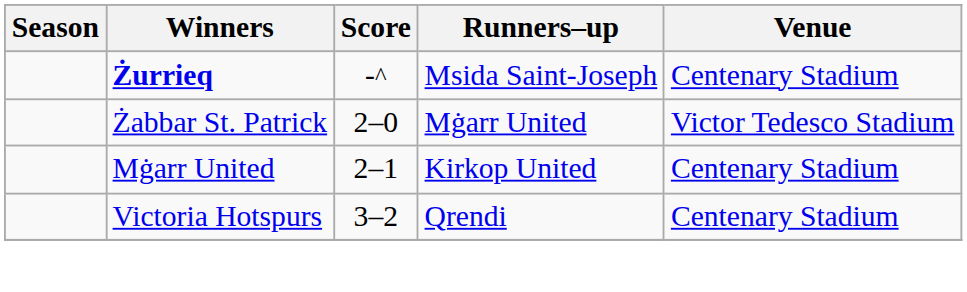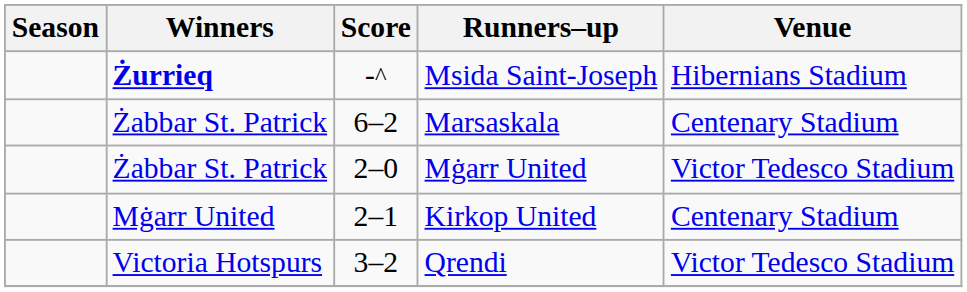(785, 74) Centenary Stadium -> (789, 74) Hibernians Stadium
+ row: (492, 121)
(785, 215) Centenary Stadium -> (813, 262) Victor Tedesco Stadium
